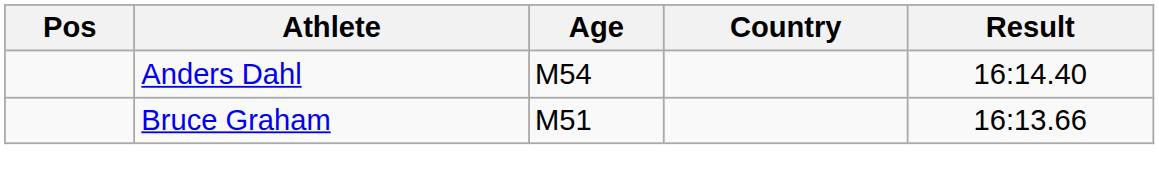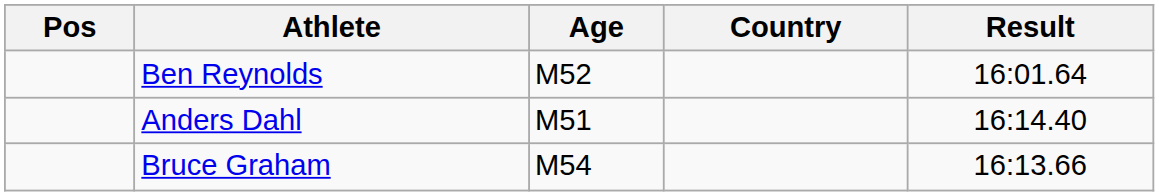+ row: (232, 73)
(563, 73) M54 -> (563, 119) M51
(563, 119) M51 -> (563, 166) M54
